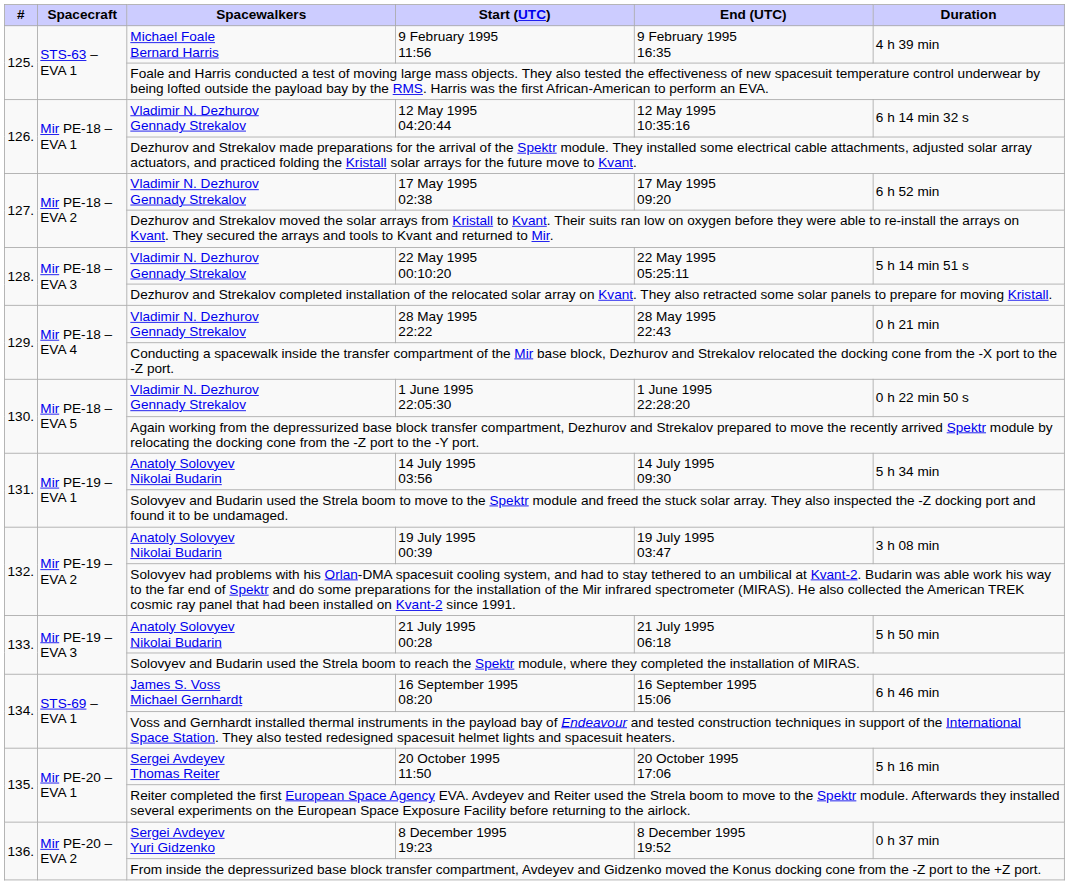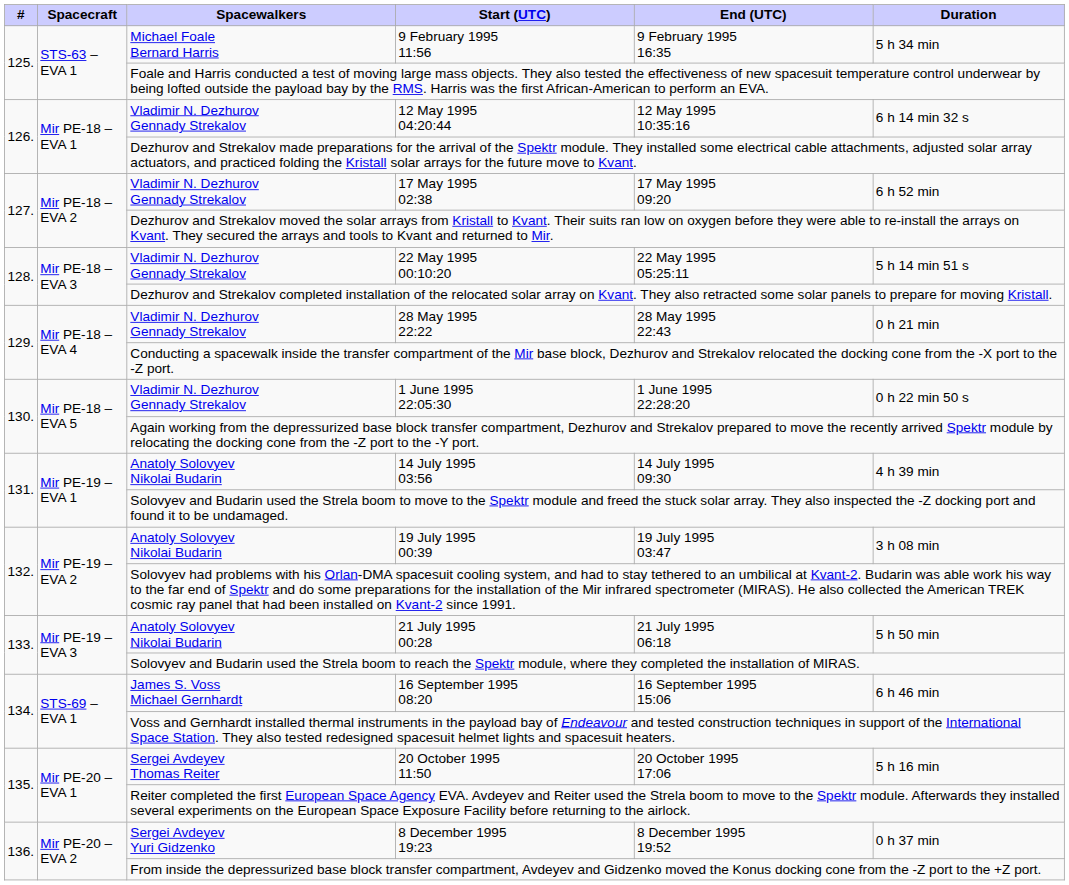(908, 44) 4 h 39 min -> (908, 44) 5 h 34 min
(908, 471) 5 h 34 min -> (908, 471) 4 h 39 min
